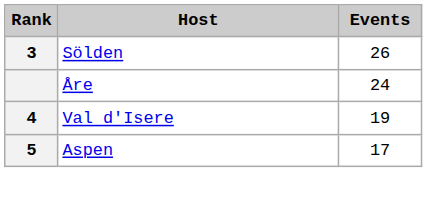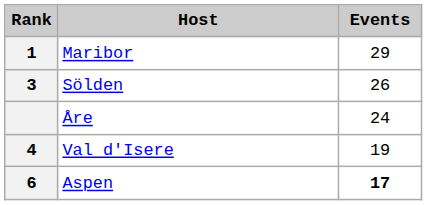+ row: (98, 54)
(32, 151) 5 -> (32, 183) 6
(380, 151) normal -> (380, 183) bold
